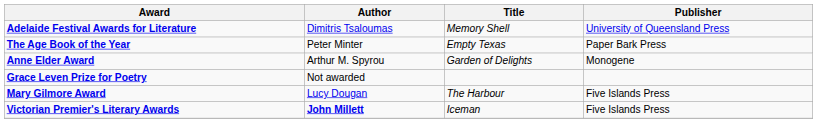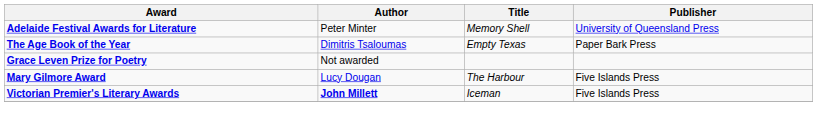(350, 28) Dimitris Tsaloumas -> (348, 28) Peter Minter
(335, 45) Peter Minter -> (363, 45) Dimitris Tsaloumas
- row: (50, 61)
